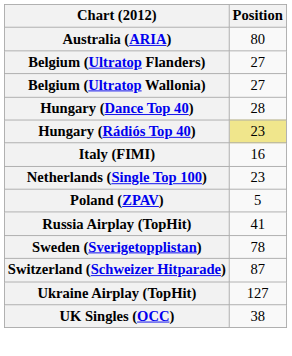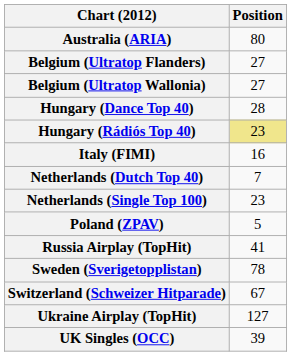+ row: (117, 177)
(258, 270) 87 -> (258, 293) 67
(258, 316) 38 -> (258, 339) 39
